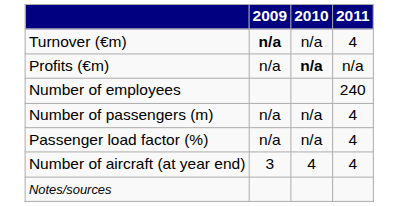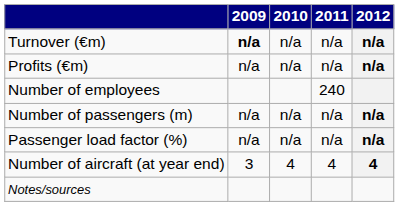+ column: (373, 16)
(353, 41) 4 -> (332, 41) n/a
(311, 66) bold -> (291, 66) normal
(353, 115) 4 -> (332, 115) n/a
(353, 139) 4 -> (332, 139) n/a
